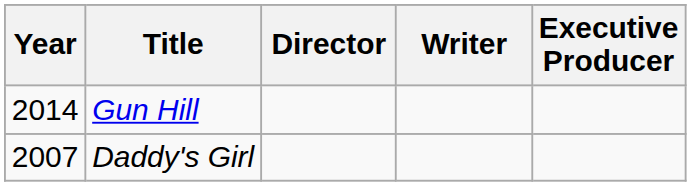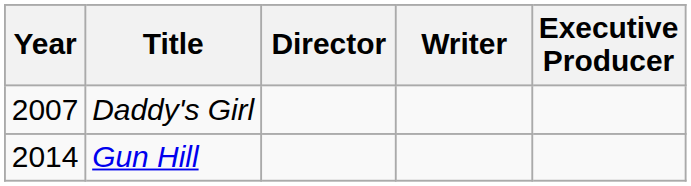rows swapped: (173, 156) <-> (145, 109)
